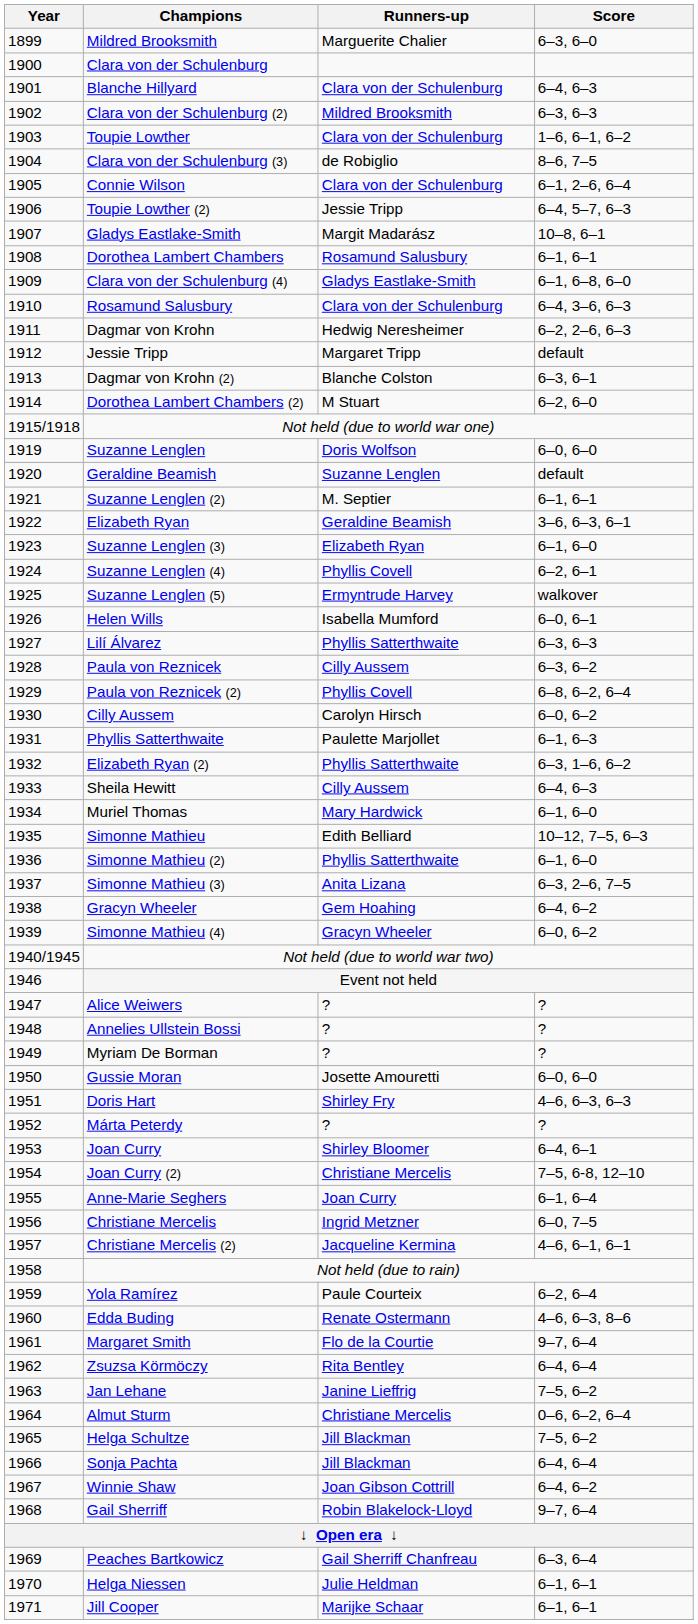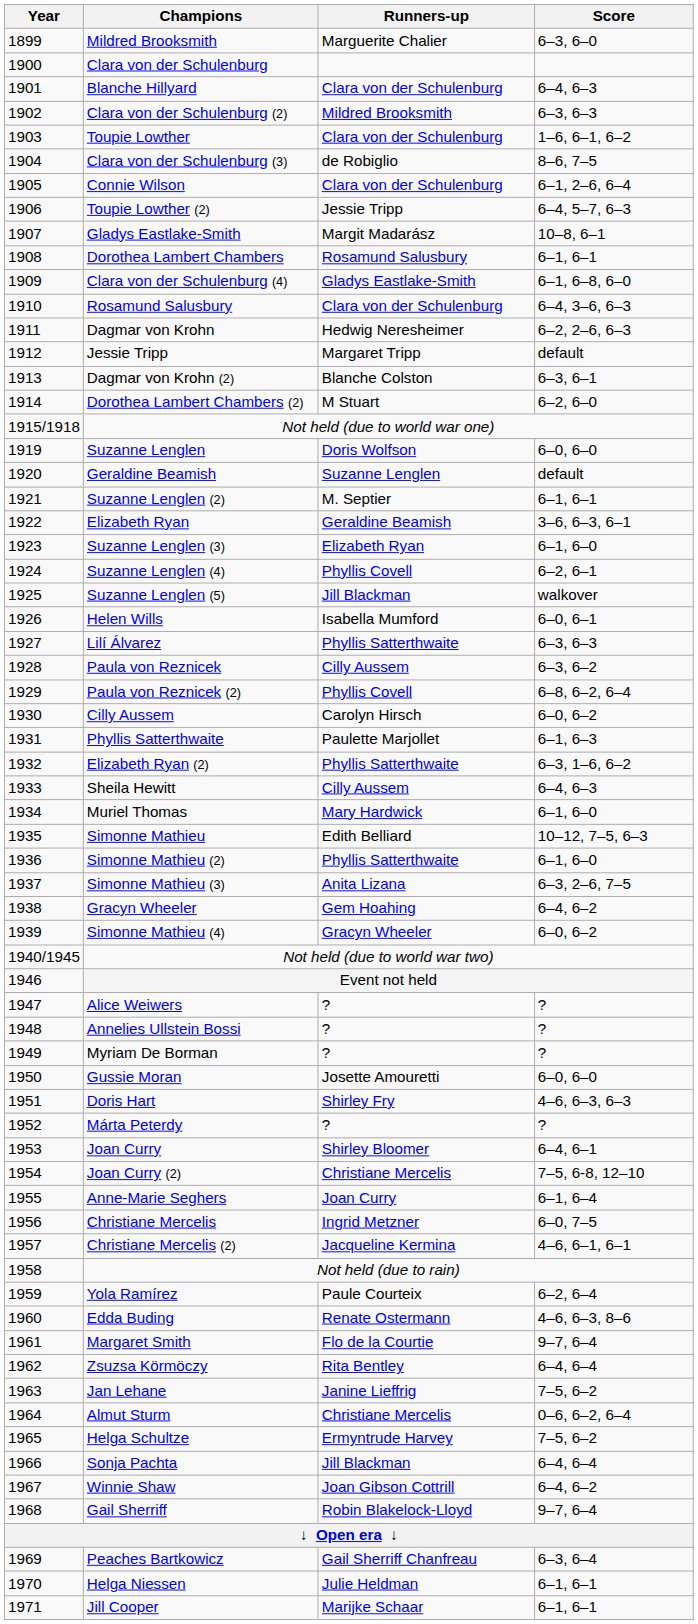(387, 595) Ermyntrude Harvey -> (366, 595) Jill Blackman
(366, 1438) Jill Blackman -> (387, 1438) Ermyntrude Harvey
